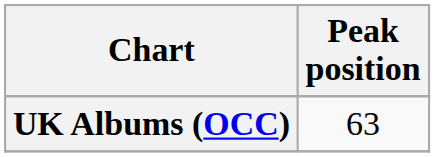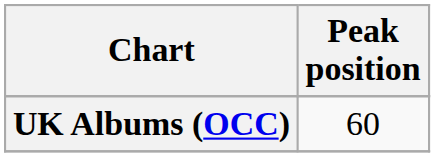(363, 123) 63 -> (363, 123) 60
